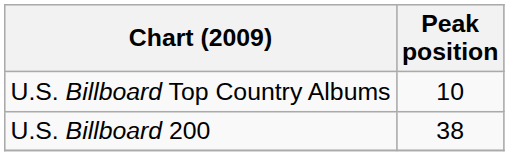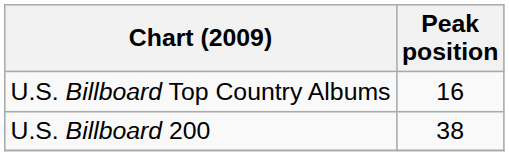(450, 91) 10 -> (450, 91) 16
